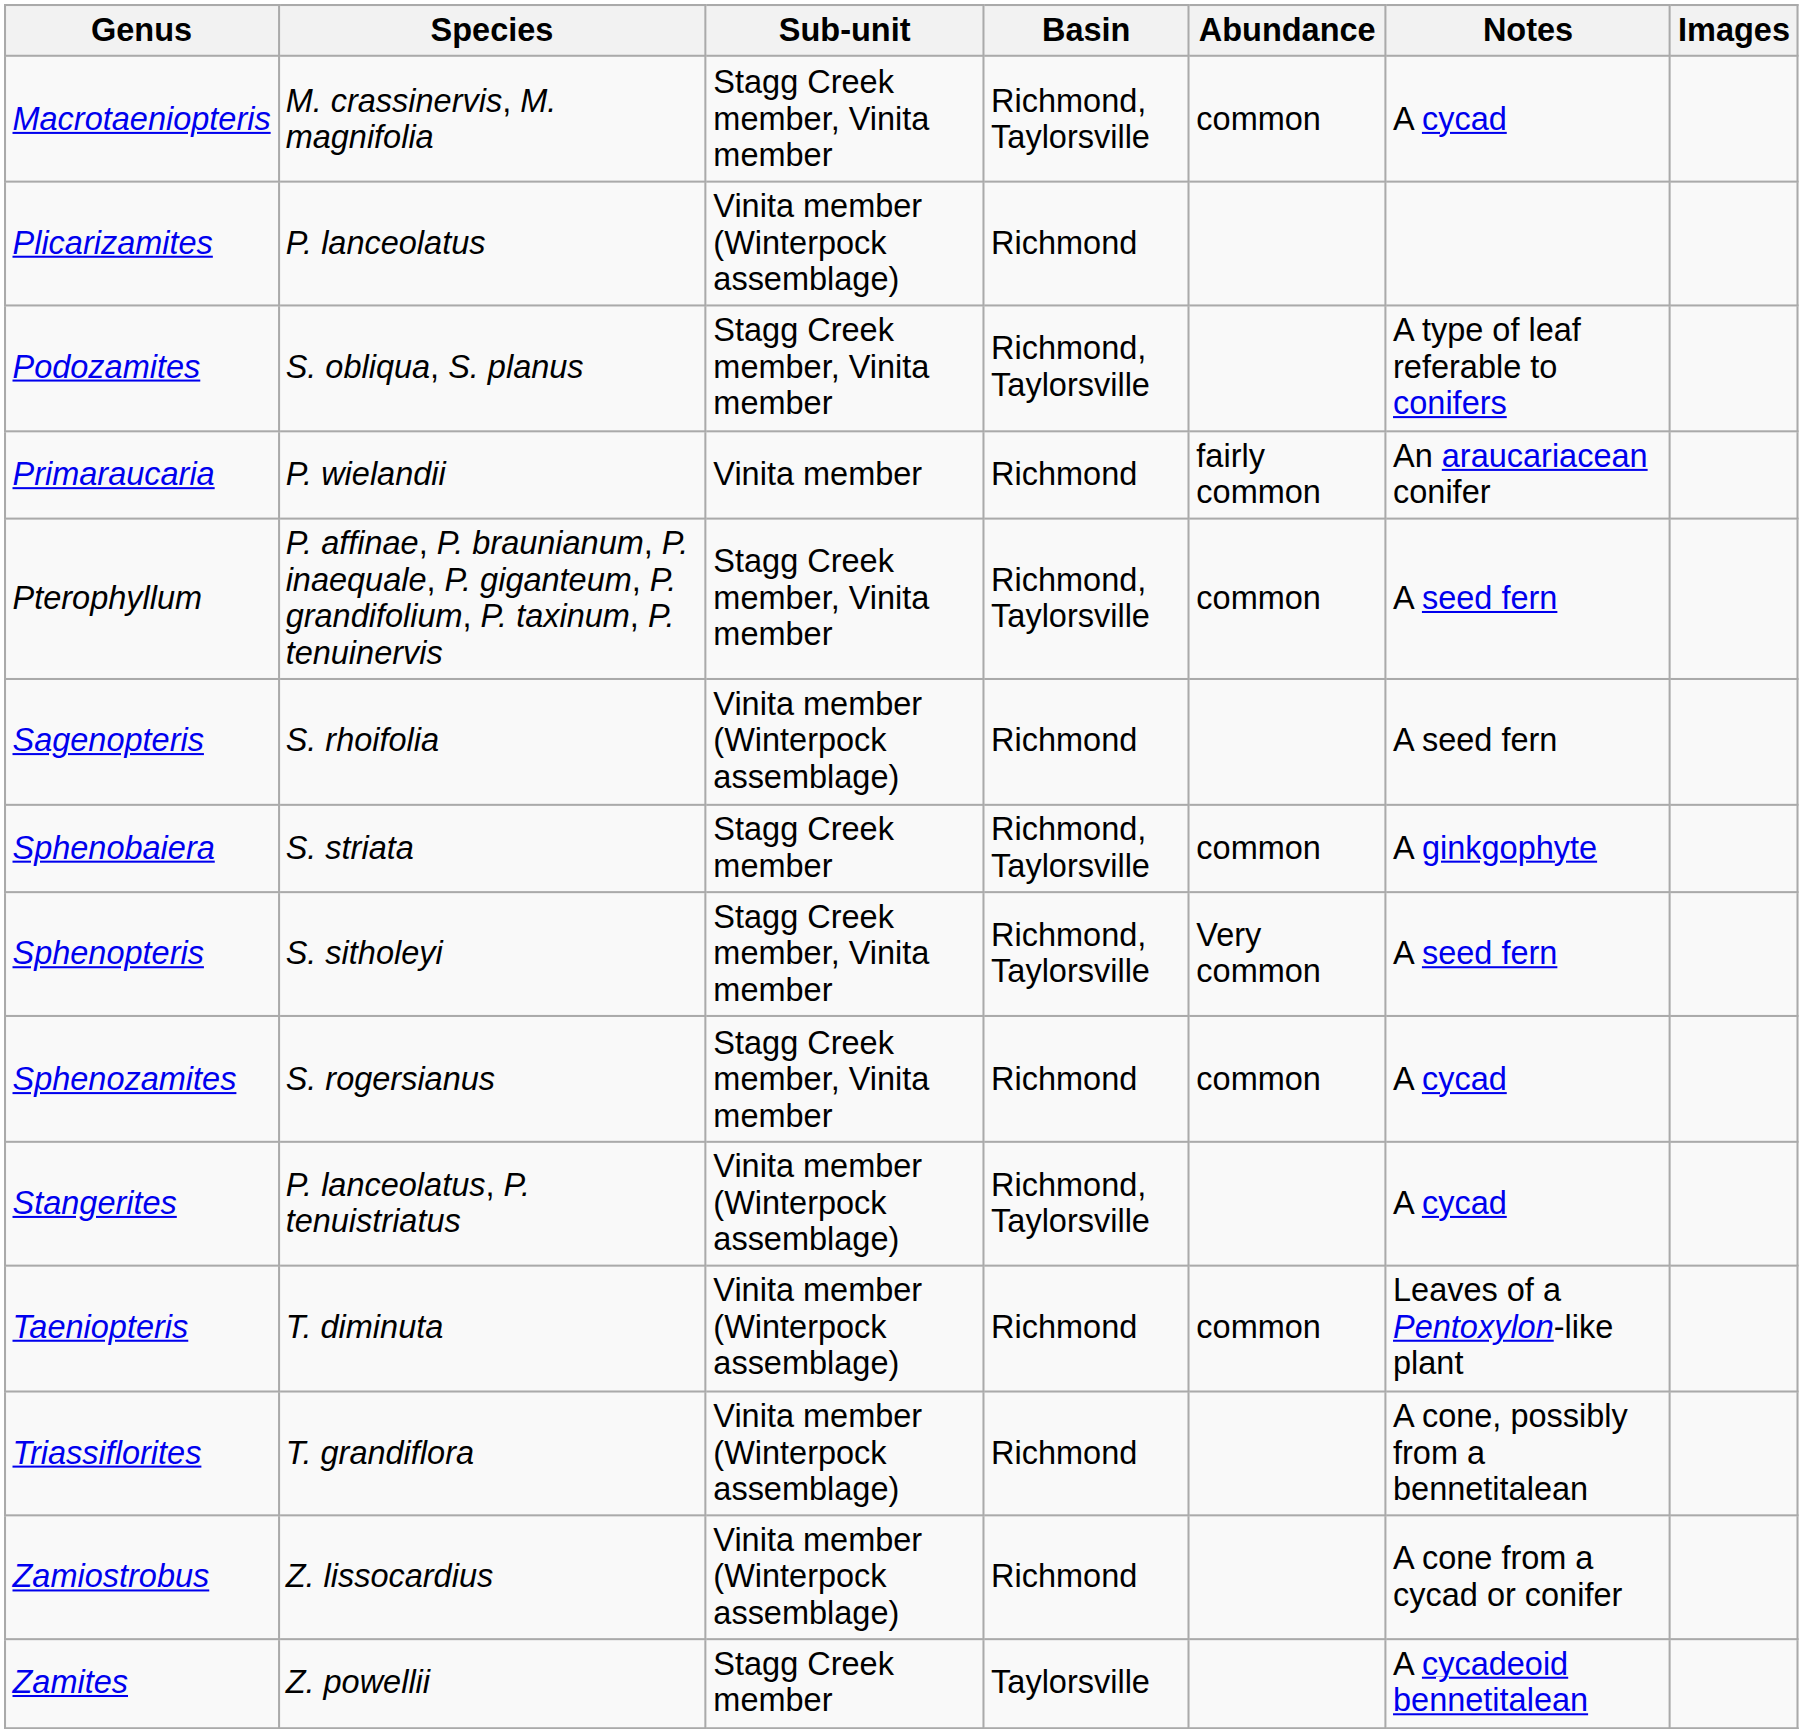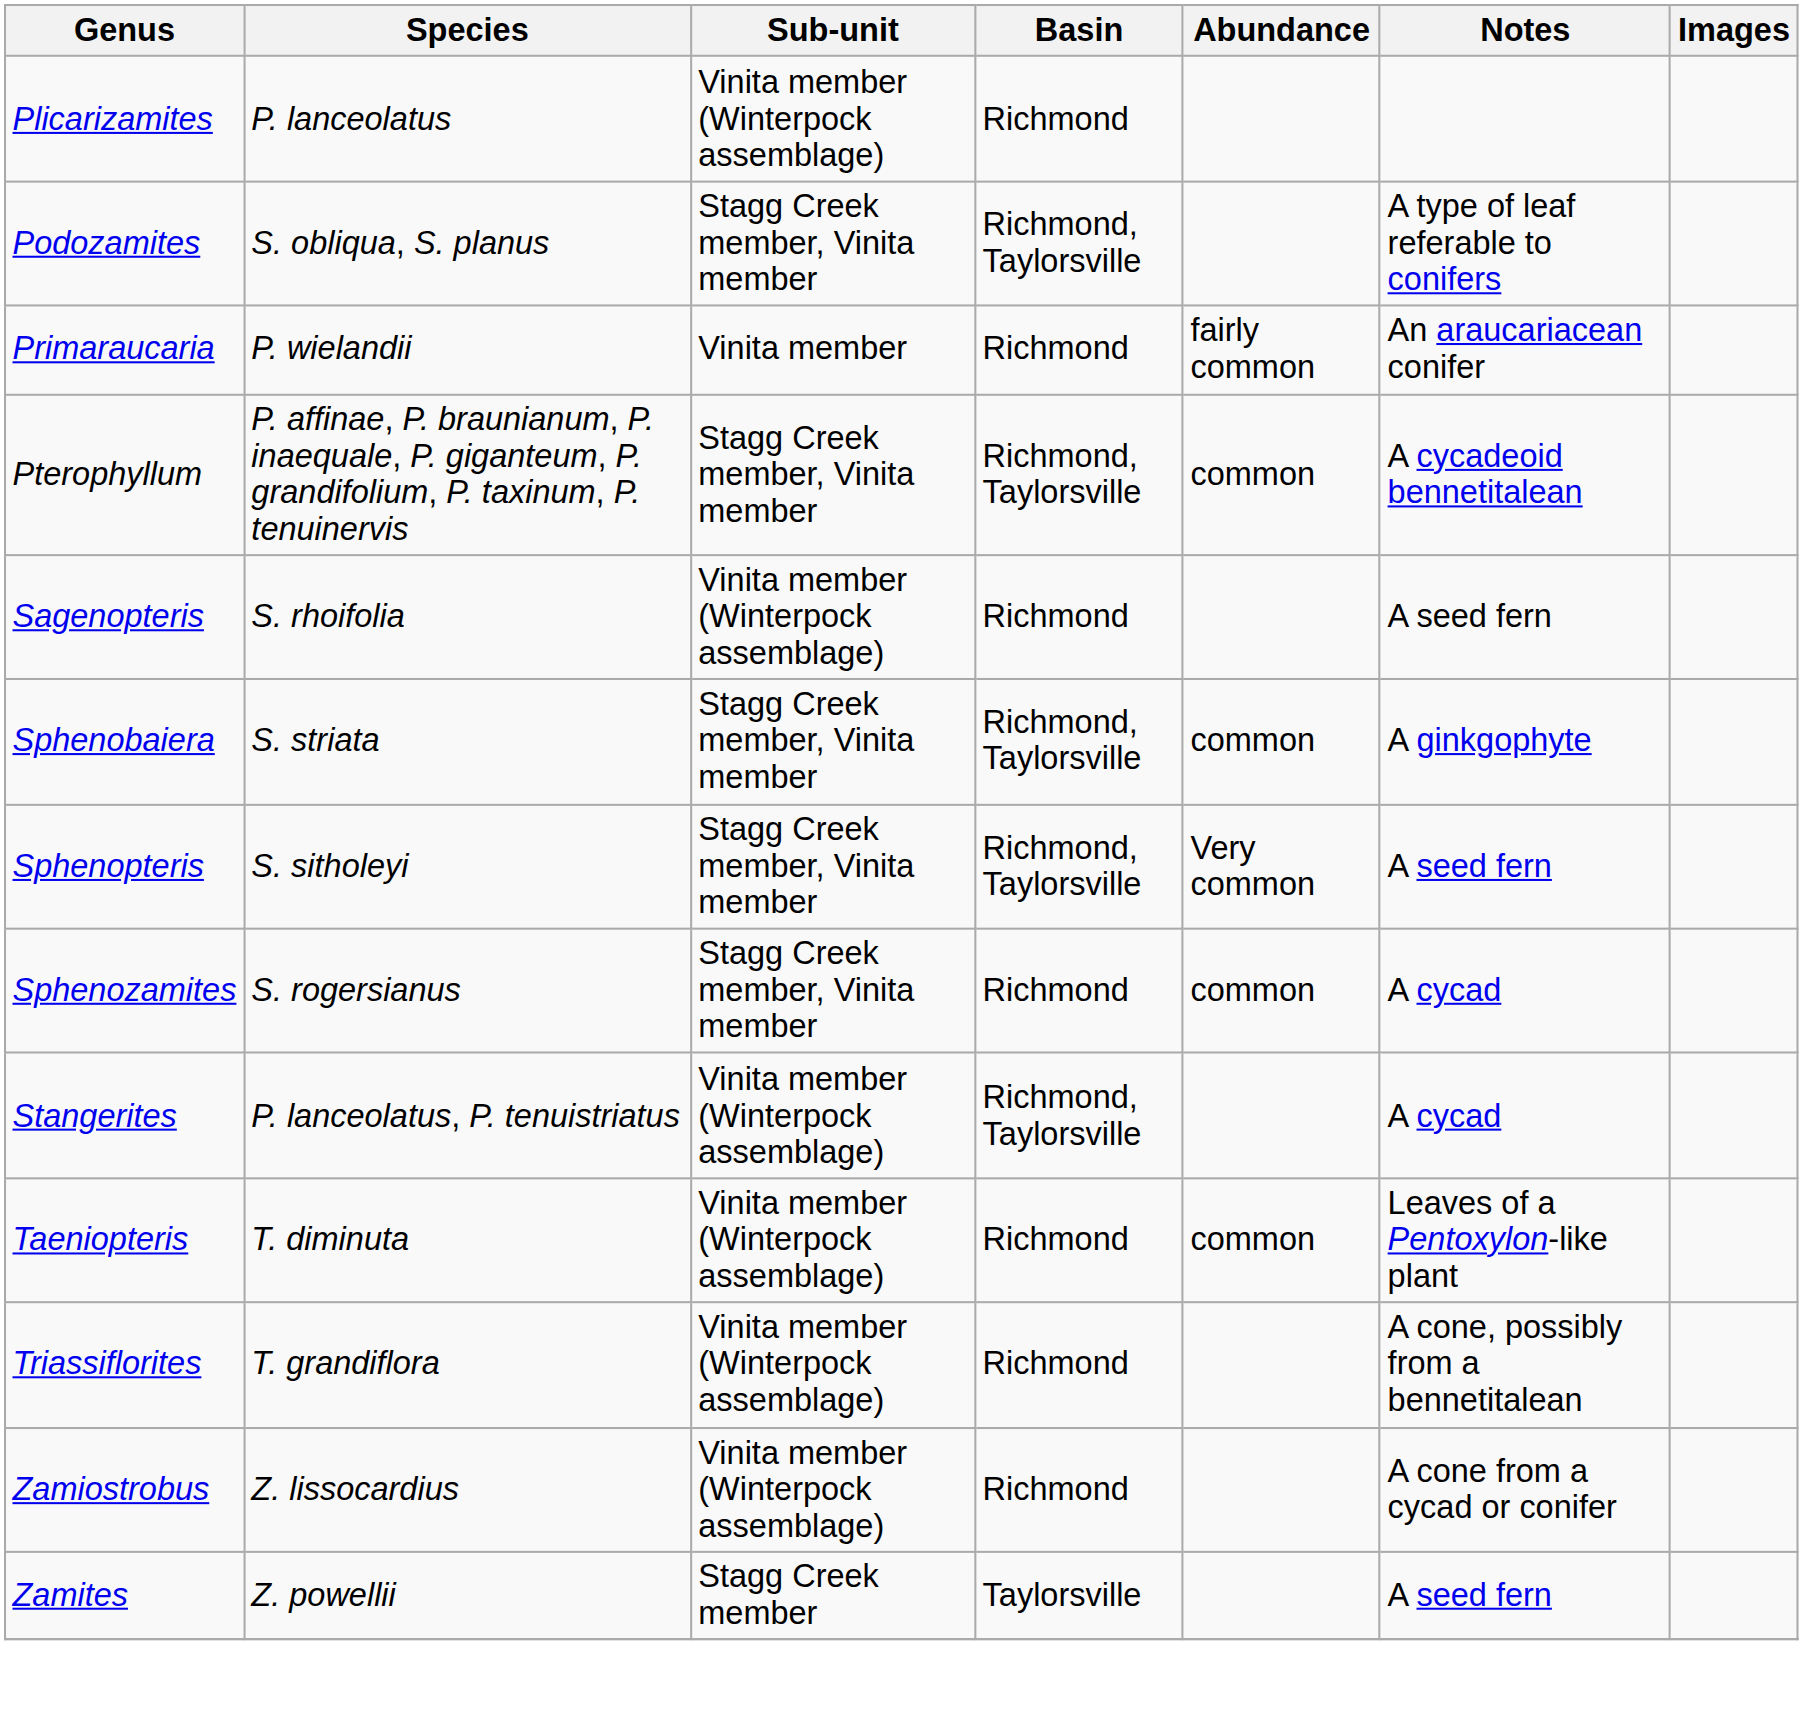- row: (142, 118)
(1475, 598) A seed fern -> (1485, 473) A cycadeoid bennetitalean
(804, 847) Stagg Creek member -> (806, 741) Stagg Creek member, Vinita member
(1491, 1683) A cycadeoid bennetitalean -> (1470, 1595) A seed fern
